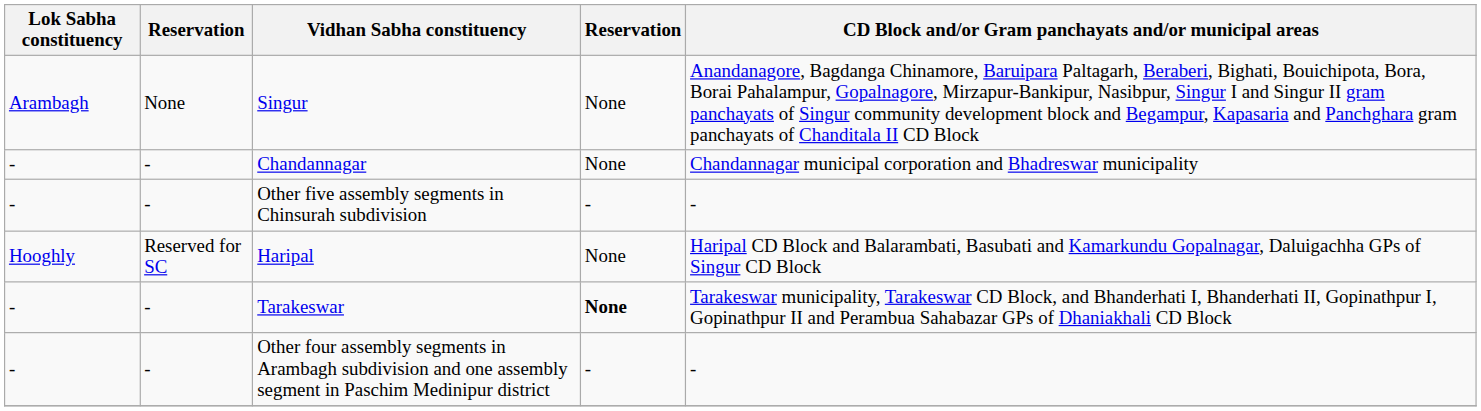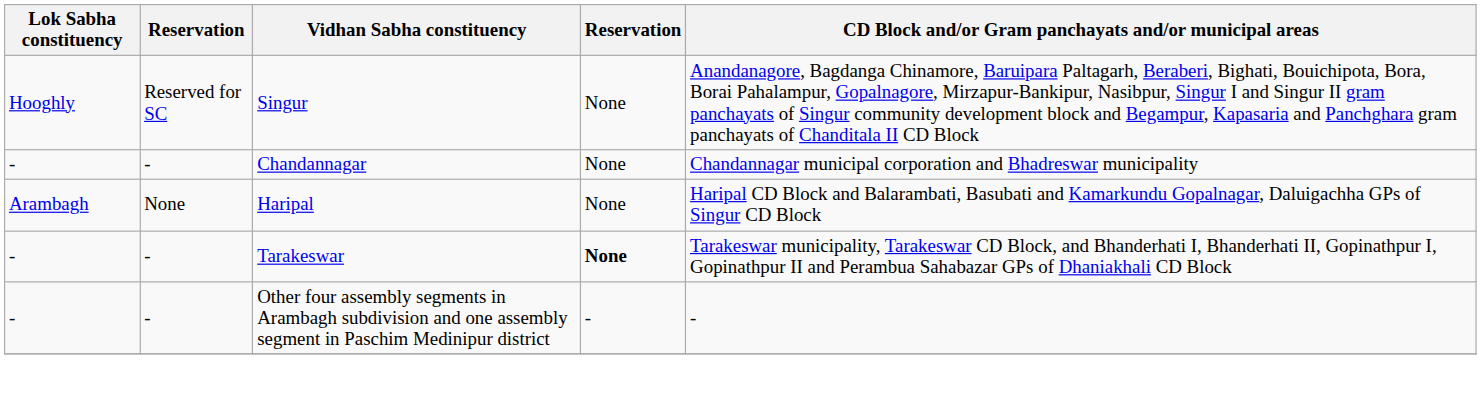(49, 102) Arambagh -> (42, 102) Hooghly
(165, 102) None -> (193, 102) Reserved for SC
- row: (380, 204)
(42, 256) Hooghly -> (49, 204) Arambagh
(193, 256) Reserved for SC -> (165, 204) None
